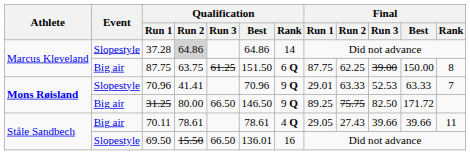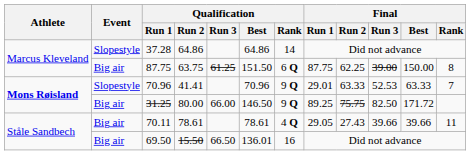(191, 49) lightgrey background -> (191, 49) no background
(223, 104) 66.50 -> (223, 104) 66.00
(117, 141) Slopestyle -> (109, 141) Big air
